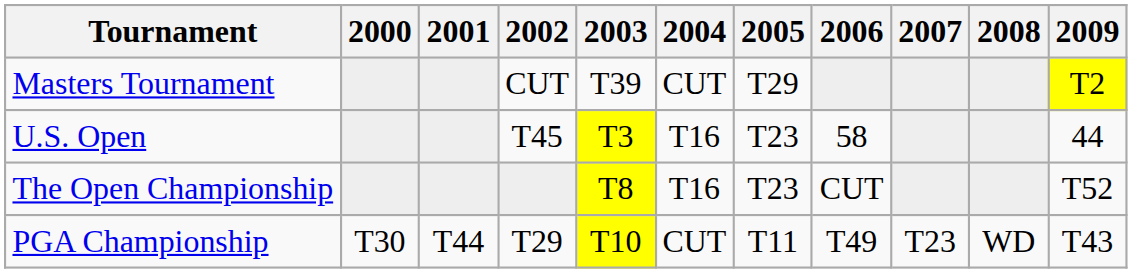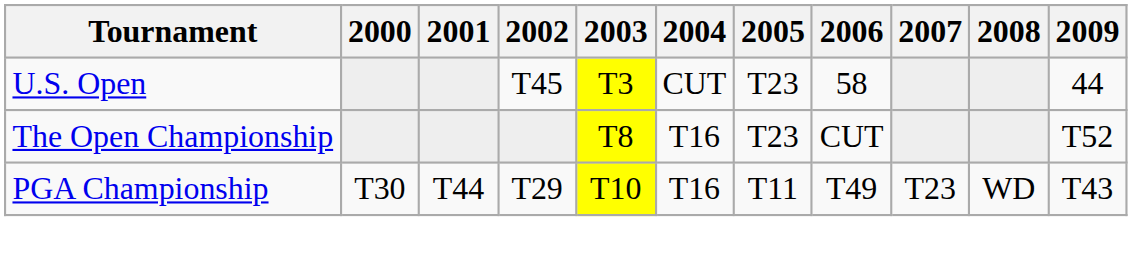- row: (143, 83)
(694, 136) T16 -> (694, 83) CUT
(694, 241) CUT -> (694, 188) T16
